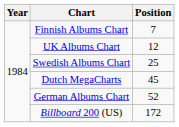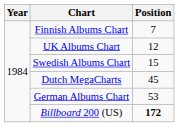(153, 63) 25 -> (153, 63) 15
(153, 96) 52 -> (153, 96) 53
(153, 113) normal -> (153, 113) bold
